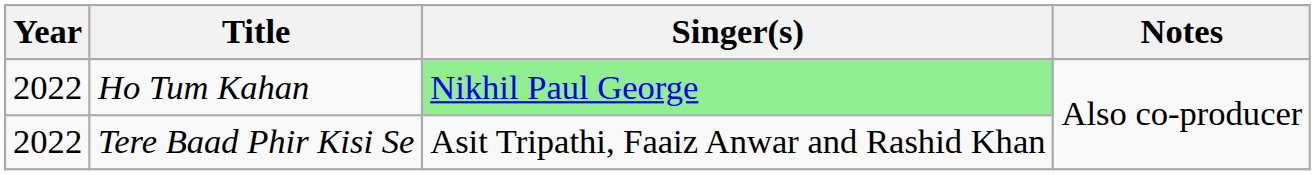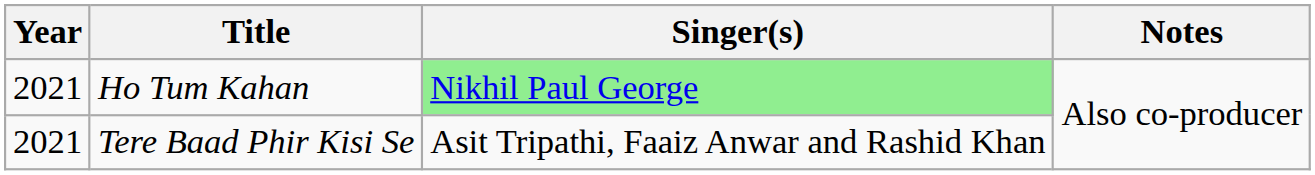(48, 86) 2022 -> (48, 86) 2021
(48, 141) 2022 -> (48, 141) 2021
